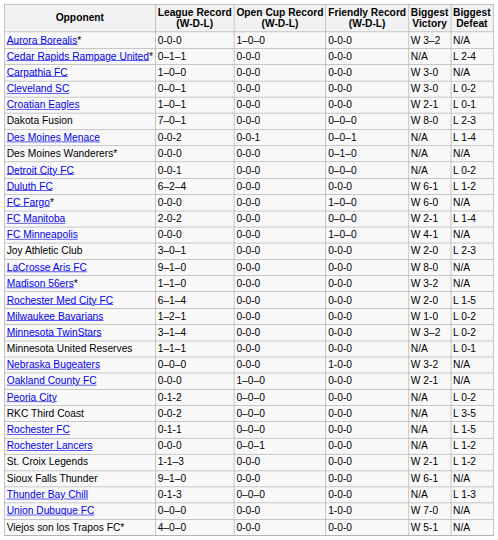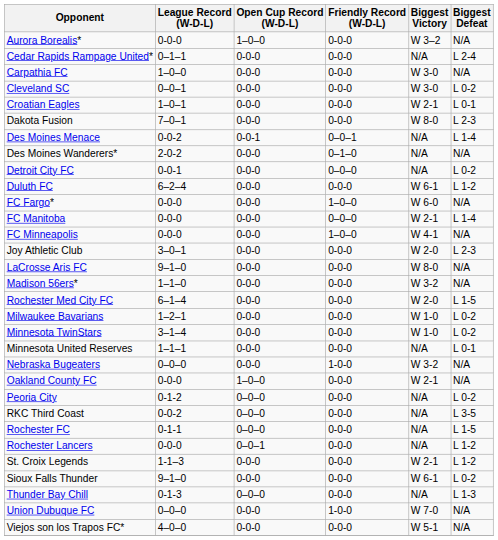(342, 121) 0–0–0 -> (340, 121) 0-0-0
(170, 154) 0-0-0 -> (170, 154) 2-0-2
(170, 219) 2-0-2 -> (170, 219) 0-0-0
(426, 332) W 3–2 -> (424, 332) W 1-0
(462, 478) N/A -> (465, 478) L 0-2
